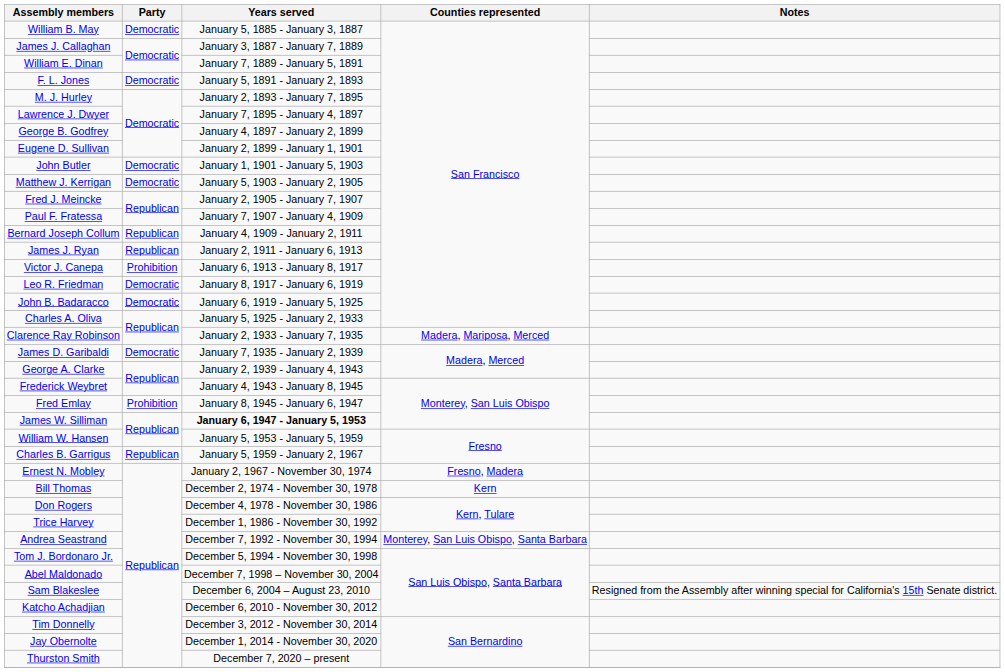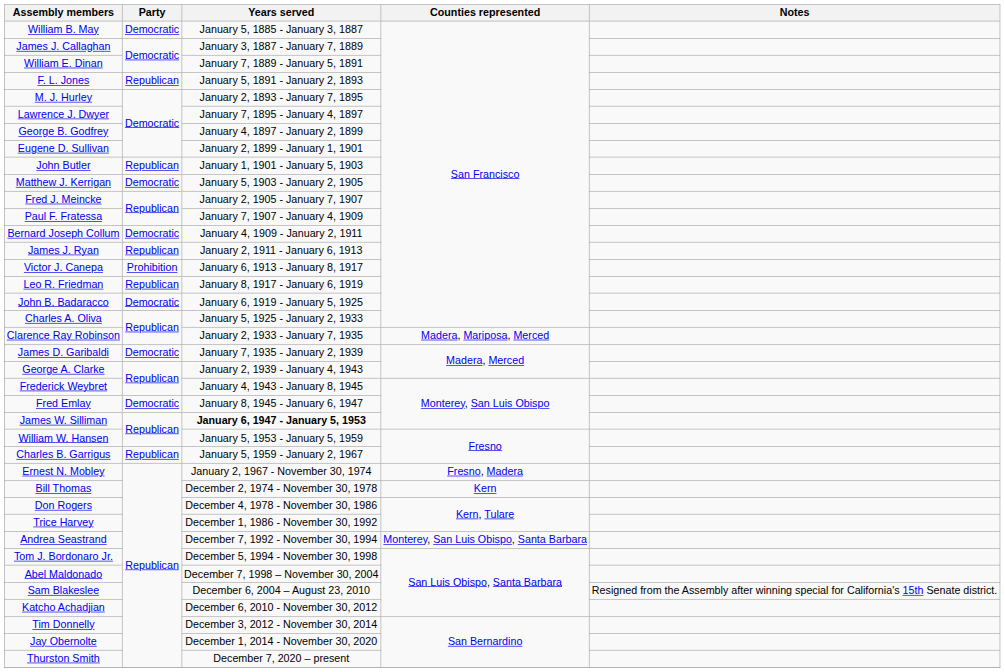(152, 81) Democratic -> (152, 81) Republican
(152, 166) Democratic -> (152, 166) Republican
(152, 234) Republican -> (152, 234) Democratic
(152, 285) Democratic -> (152, 285) Republican
(152, 404) Prohibition -> (152, 404) Democratic
